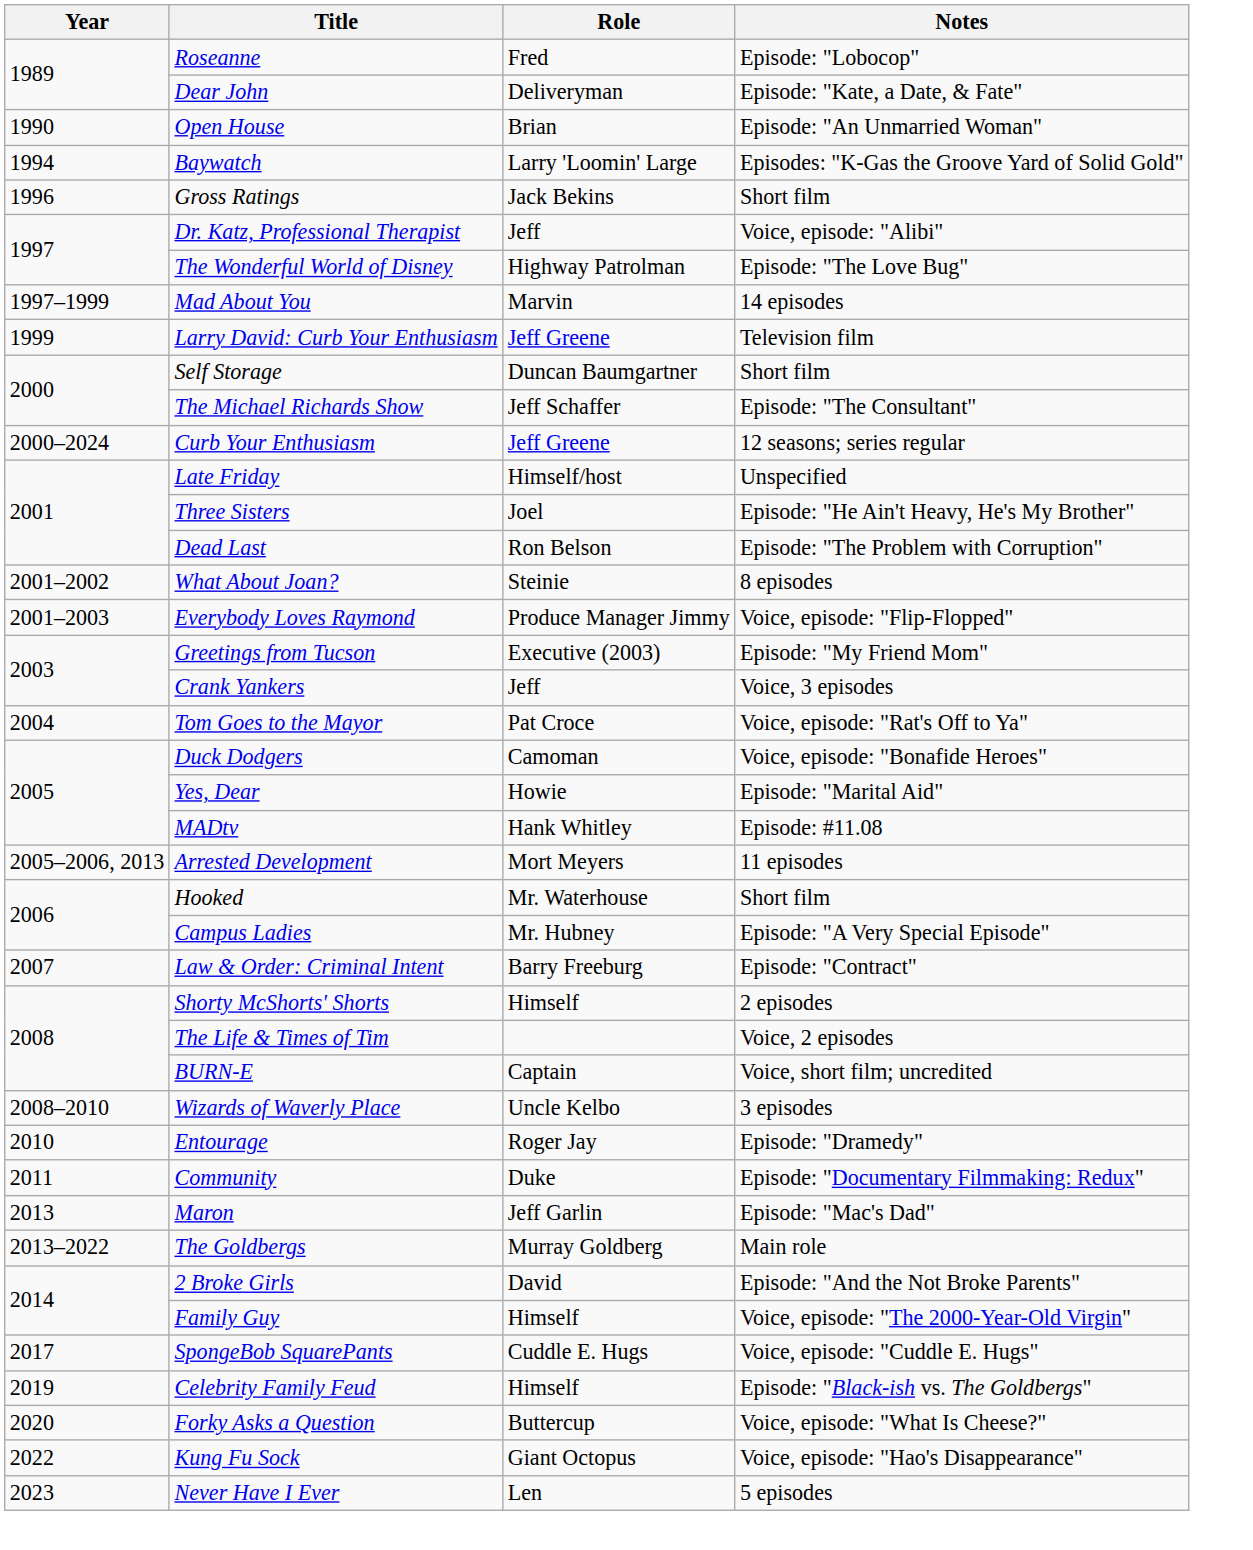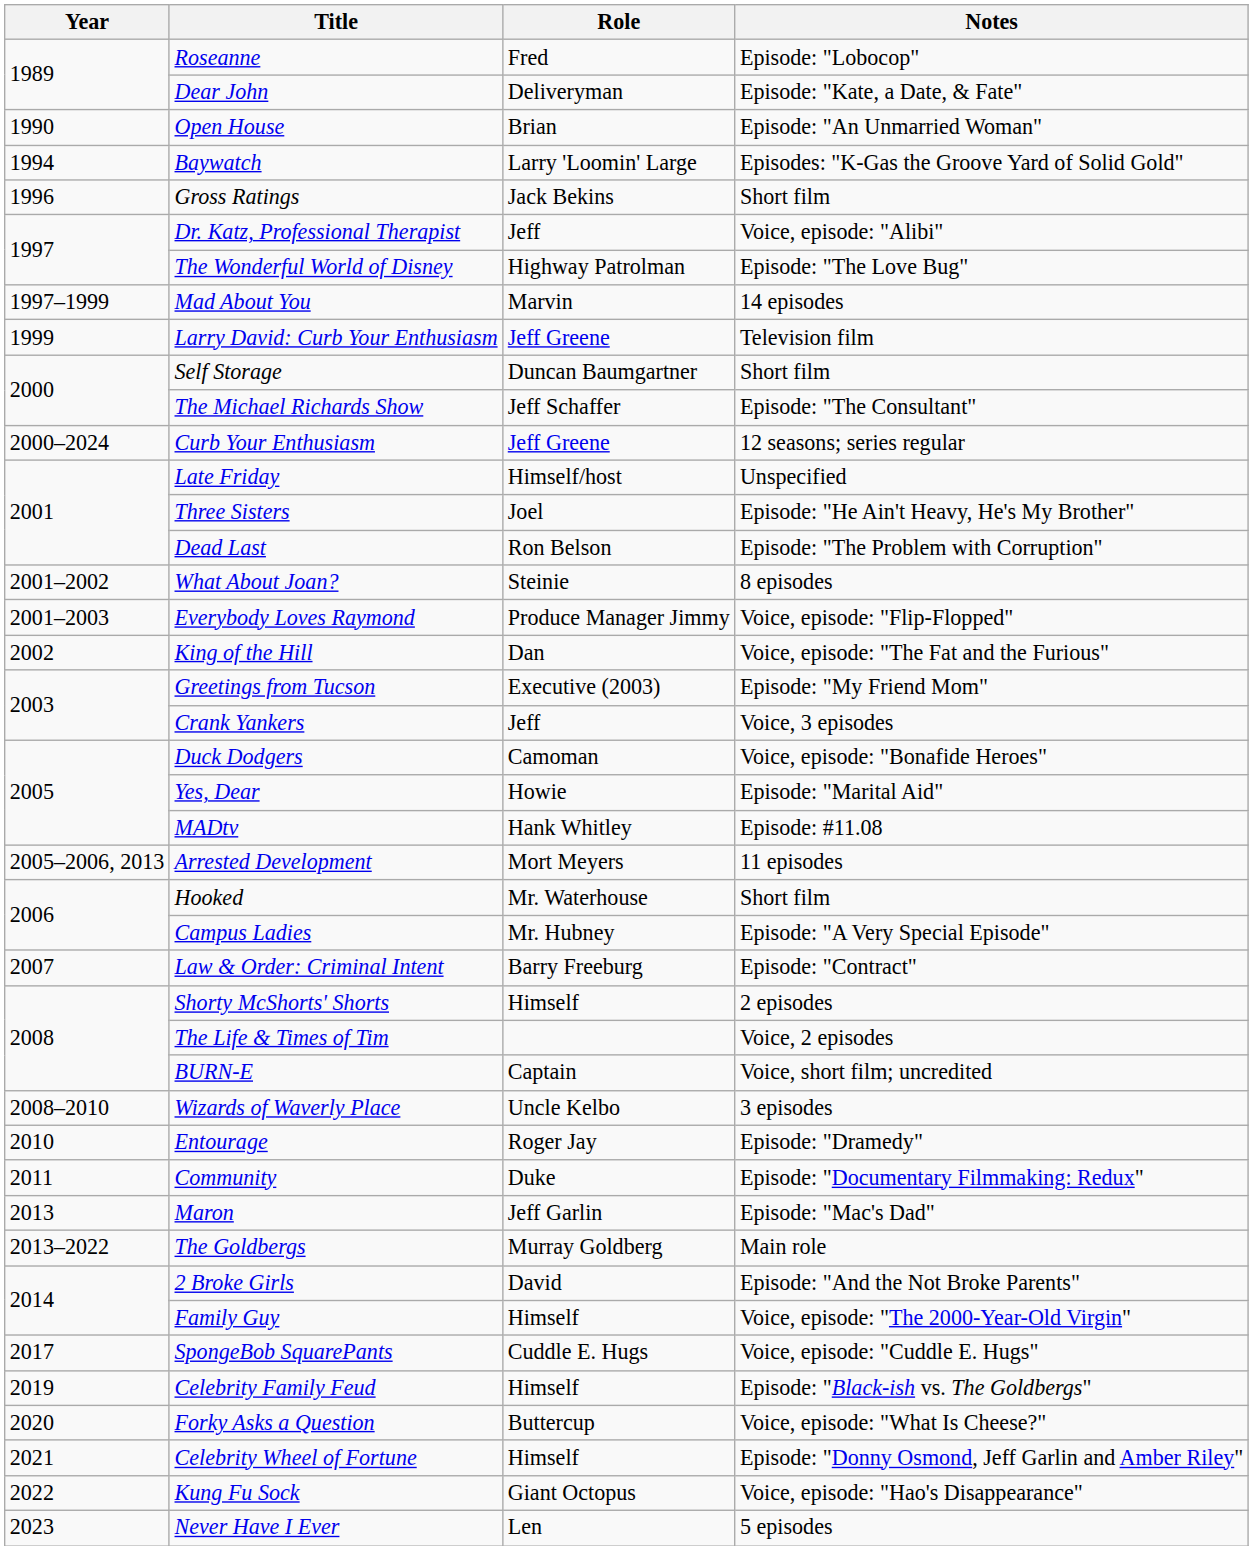+ row: (244, 652)
- row: (278, 722)
+ row: (296, 1457)
